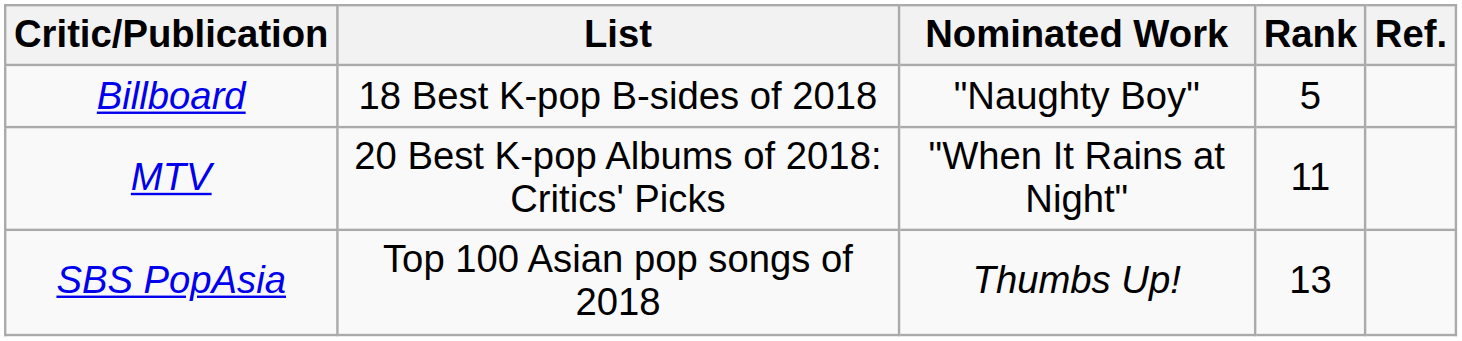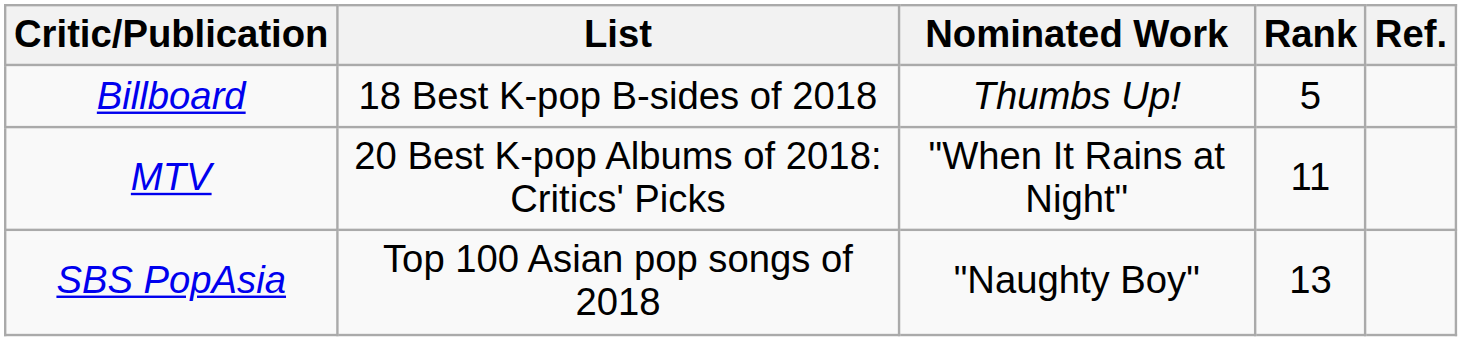(1077, 95) "Naughty Boy" -> (1077, 95) Thumbs Up!
(1077, 281) Thumbs Up! -> (1077, 281) "Naughty Boy"
